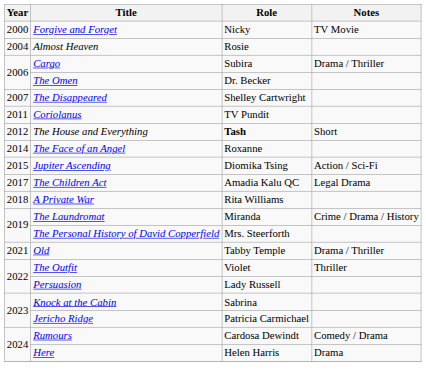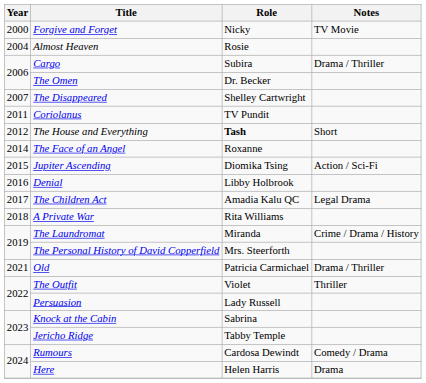+ row: (48, 183)
(255, 251) Tabby Temple -> (267, 268) Patricia Carmichael
(267, 319) Patricia Carmichael -> (255, 336) Tabby Temple
